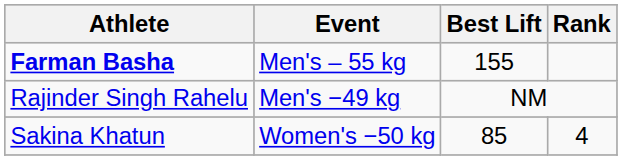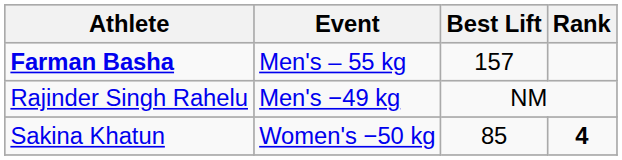(494, 62) 155 -> (494, 62) 157
(582, 137) normal -> (582, 137) bold
